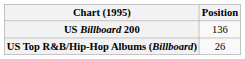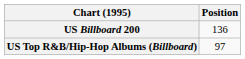(220, 46) 26 -> (220, 46) 97
